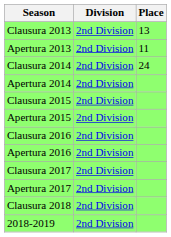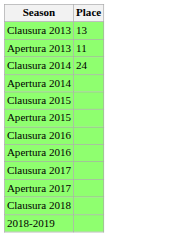- column: (105, 13)
